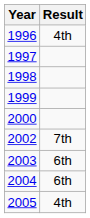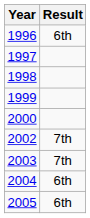(63, 35) 4th -> (63, 35) 6th
(63, 160) 6th -> (63, 160) 7th
(63, 202) 4th -> (63, 202) 6th
